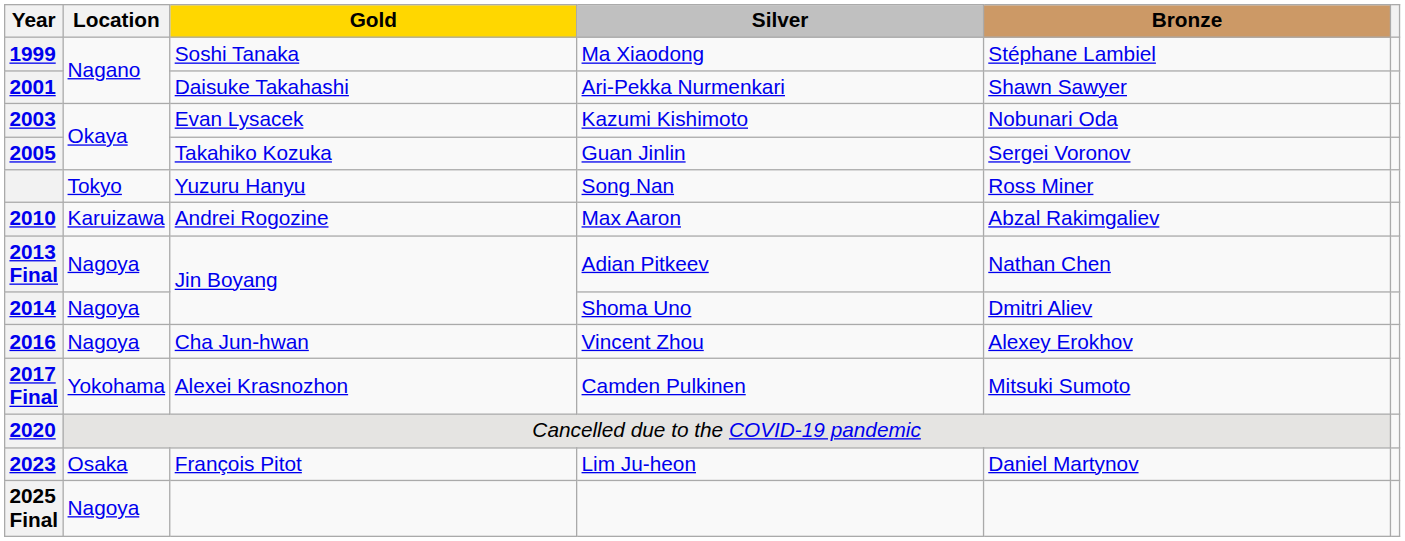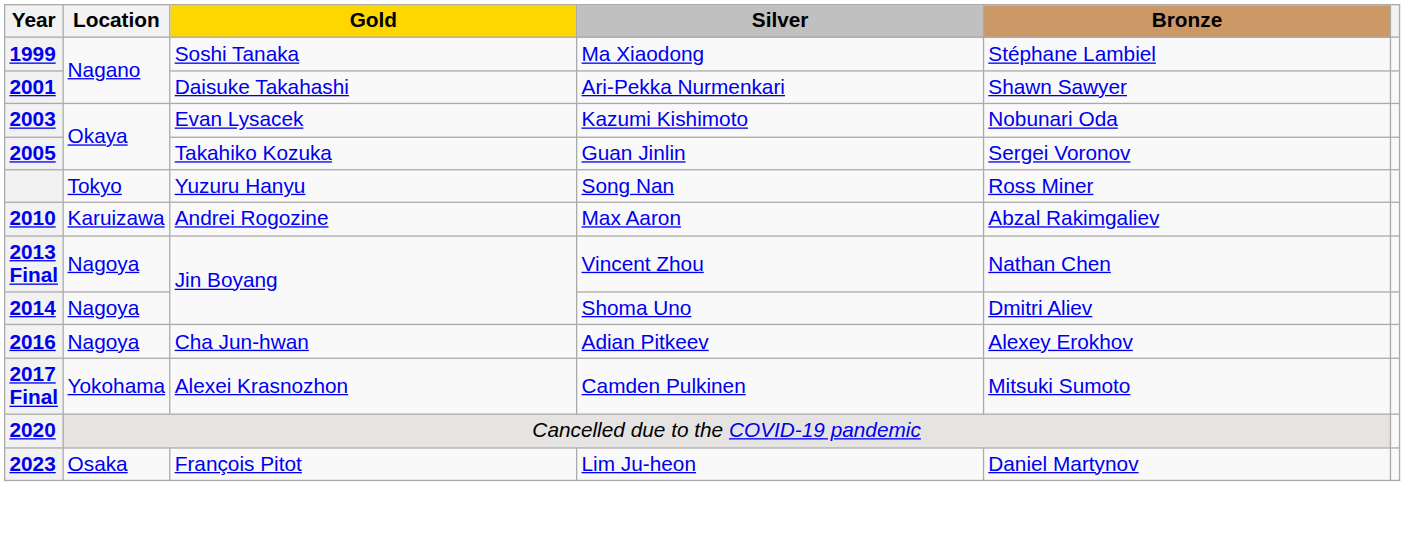(645, 263) Adian Pitkeev -> (643, 263) Vincent Zhou
(643, 341) Vincent Zhou -> (645, 341) Adian Pitkeev
- row: (34, 508)
